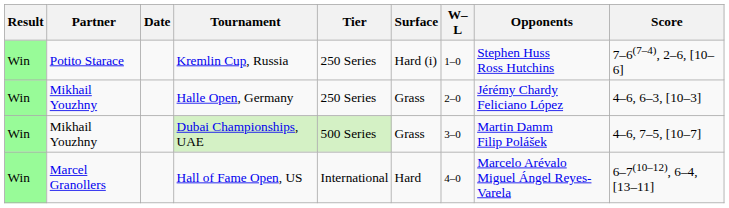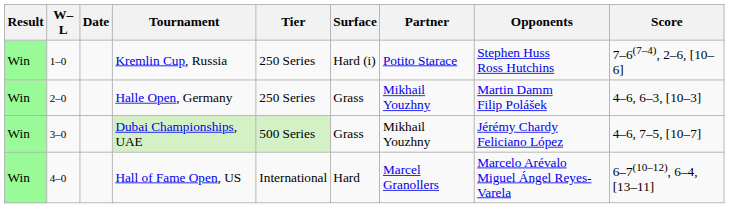columns swapped: (458, 22) <-> (94, 22)
(520, 98) Jérémy Chardy Feliciano López -> (515, 98) Martin Damm Filip Polášek
(515, 134) Martin Damm Filip Polášek -> (520, 134) Jérémy Chardy Feliciano López
